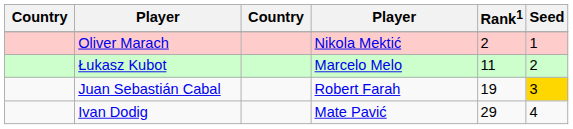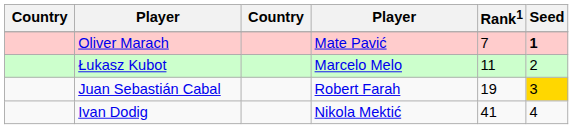(358, 43) Nikola Mektić -> (351, 43) Mate Pavić
(485, 43) 2 -> (485, 43) 7
(534, 43) normal -> (534, 43) bold
(351, 112) Mate Pavić -> (358, 112) Nikola Mektić
(489, 112) 29 -> (489, 112) 41
